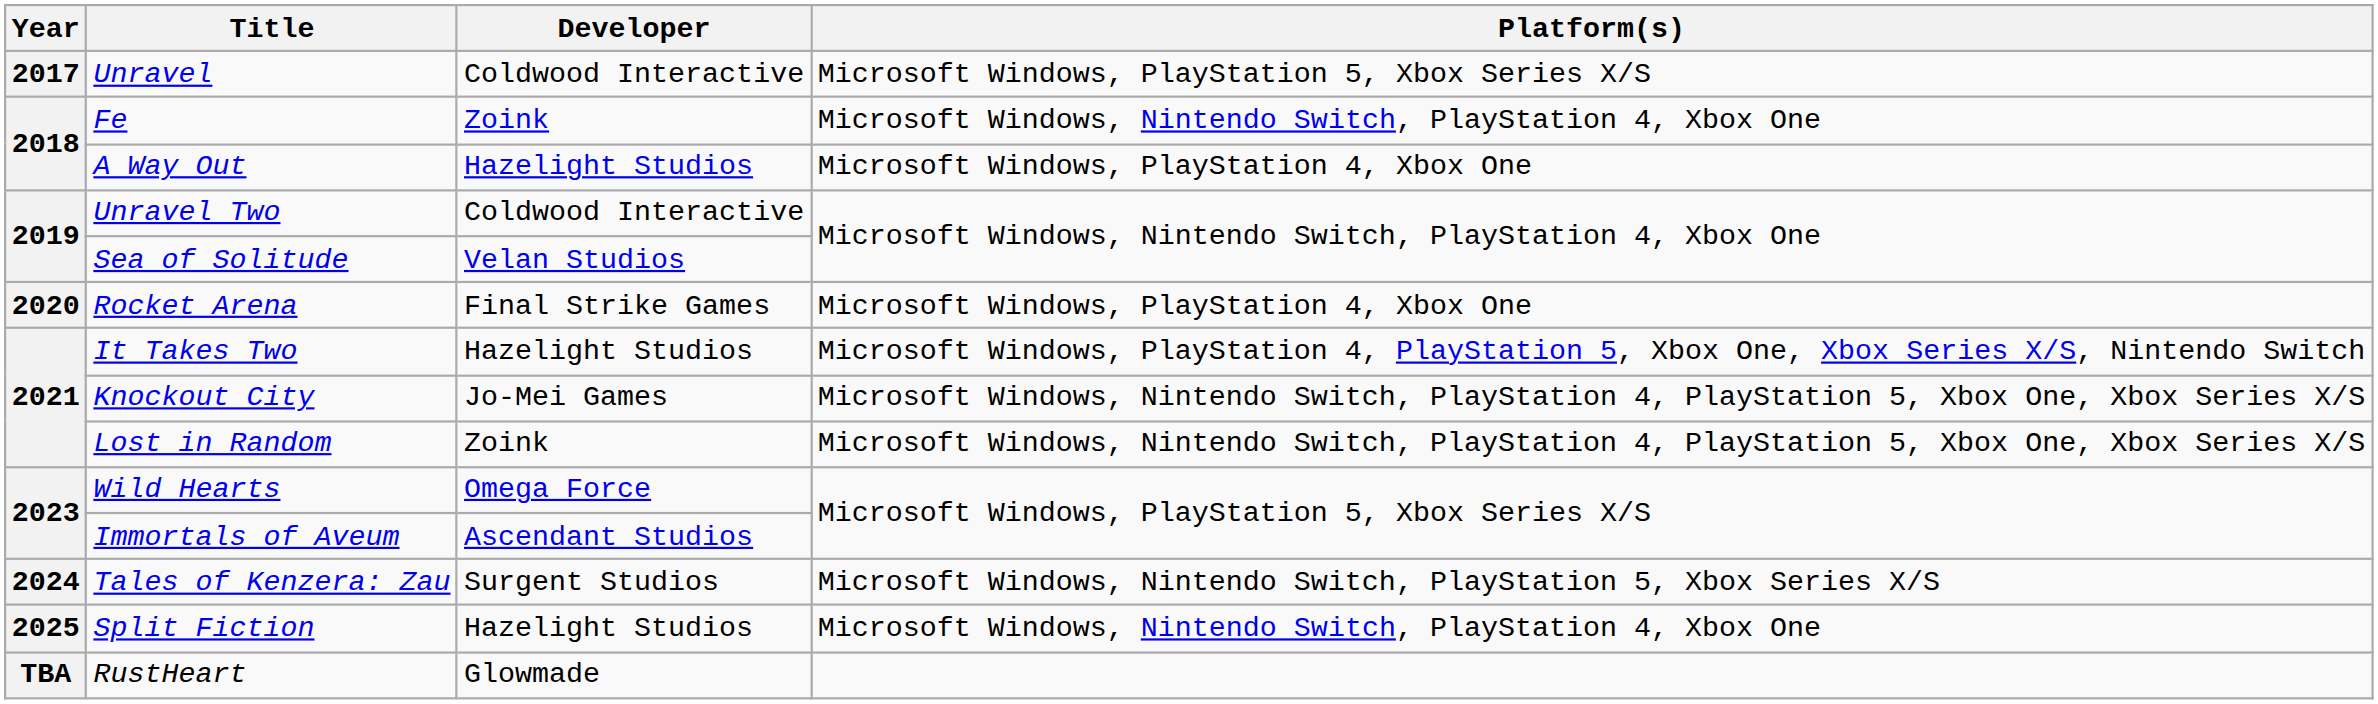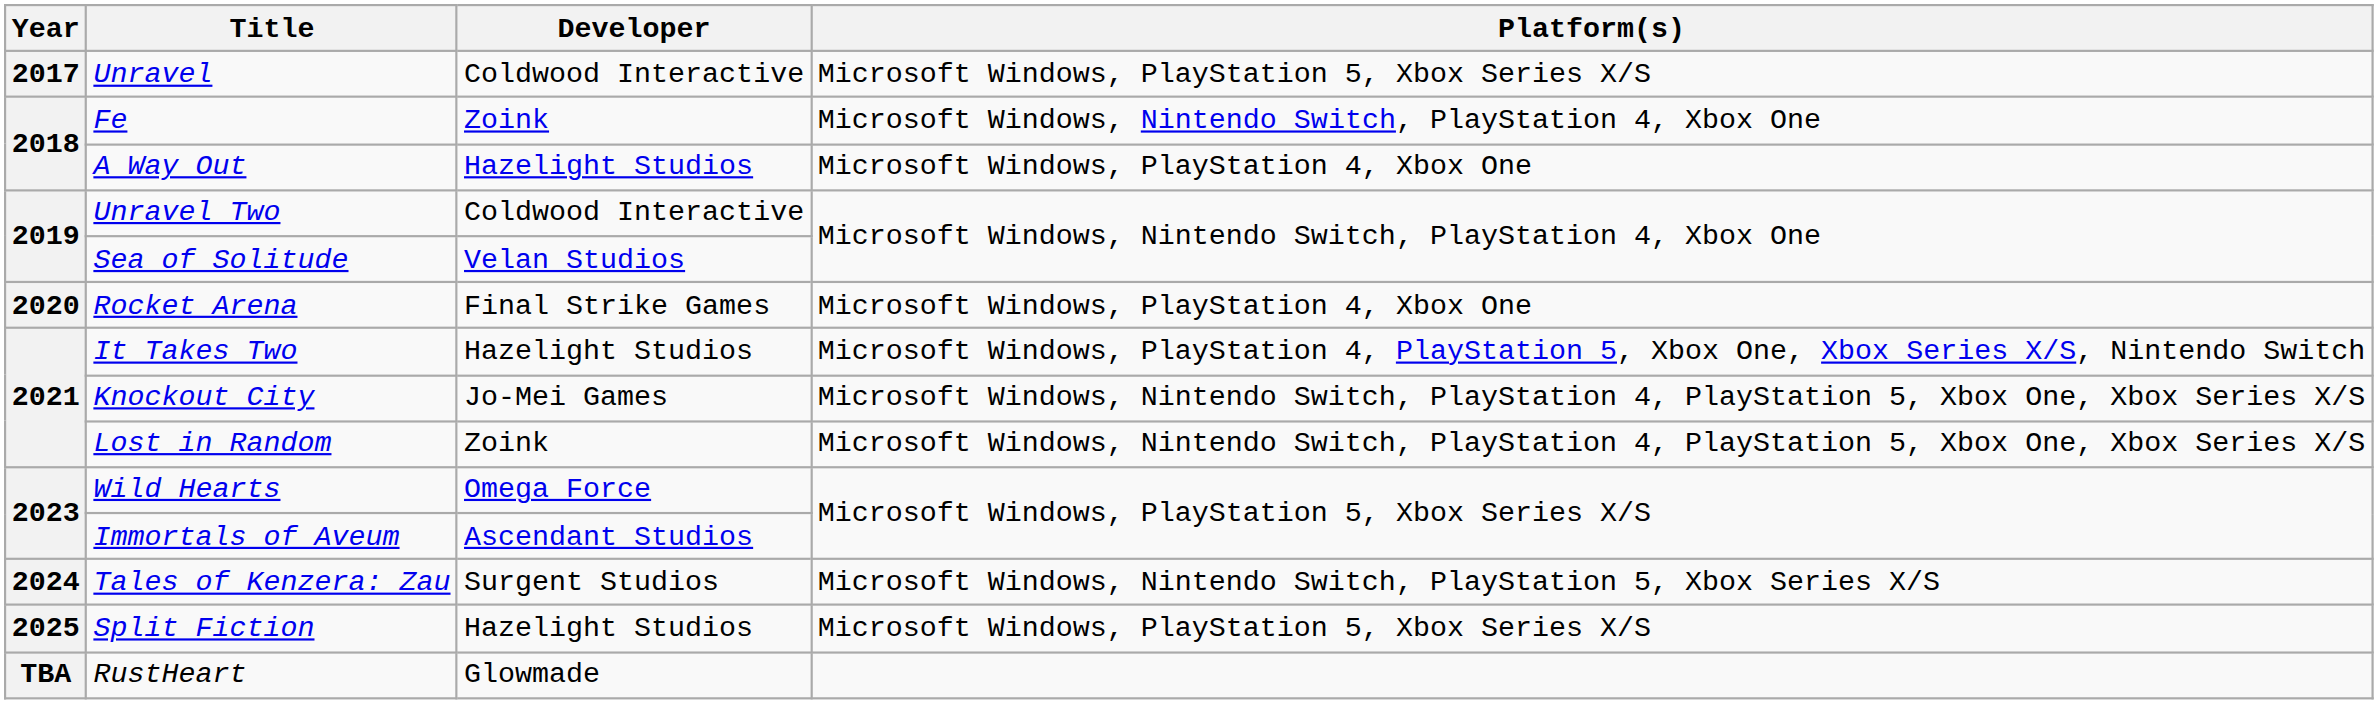(1319, 629) Microsoft Windows, Nintendo Switch, PlayStation 4, Xbox One -> (1234, 629) Microsoft Windows, PlayStation 5, Xbox Series X/S
